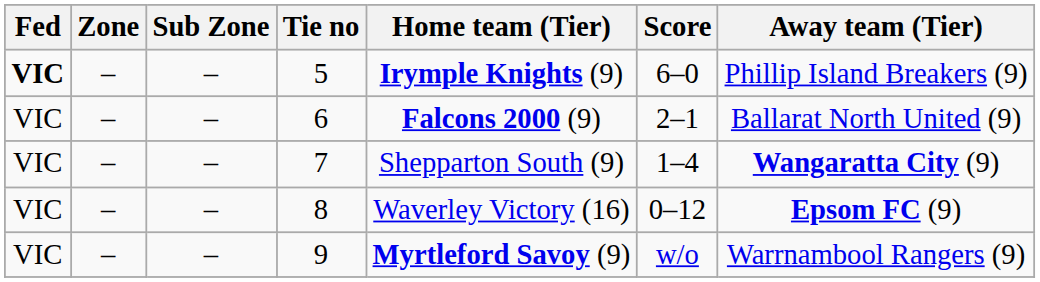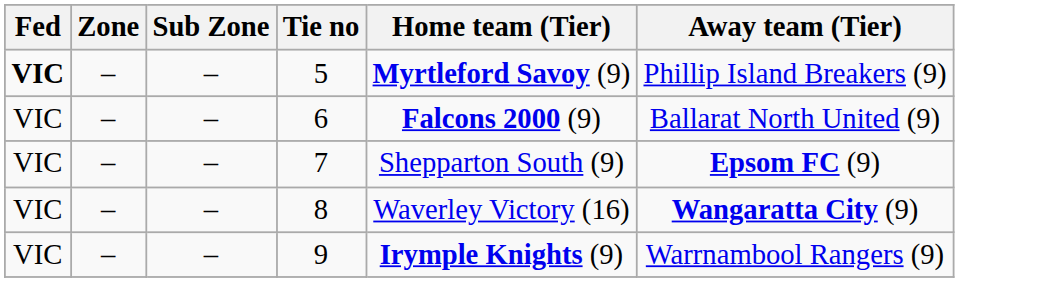- column: (677, 27)
(501, 72) Irymple Knights (9) -> (501, 72) Myrtleford Savoy (9)
(876, 163) Wangaratta City (9) -> (795, 163) Epsom FC (9)
(876, 208) Epsom FC (9) -> (795, 208) Wangaratta City (9)
(501, 254) Myrtleford Savoy (9) -> (501, 254) Irymple Knights (9)
